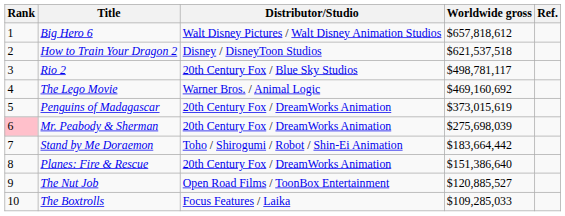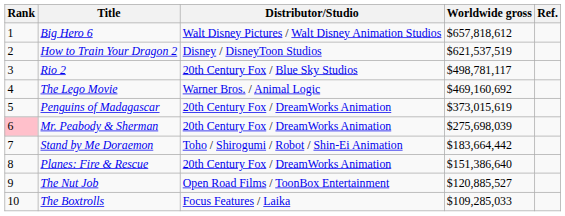(479, 51) $621,537,518 -> (479, 51) $621,537,519
